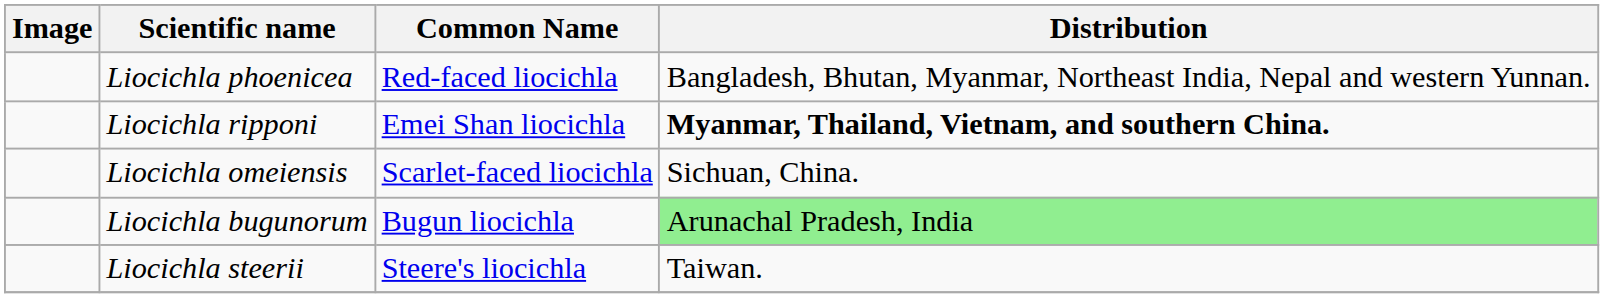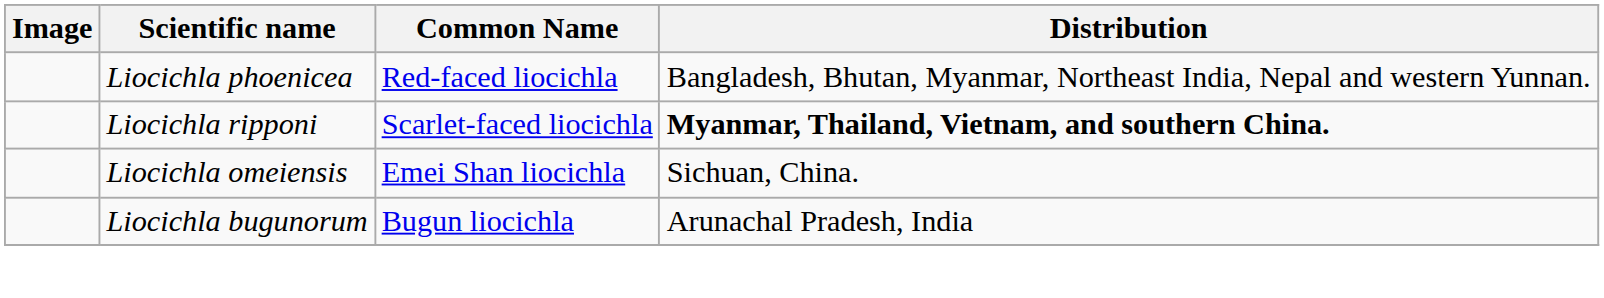(503, 124) Emei Shan liocichla -> (517, 124) Scarlet-faced liocichla
(517, 172) Scarlet-faced liocichla -> (503, 172) Emei Shan liocichla
(820, 220) lightgreen background -> (820, 220) no background
- row: (205, 268)
